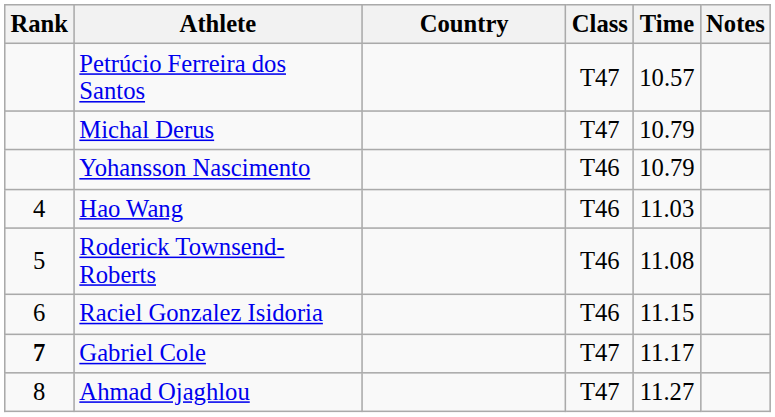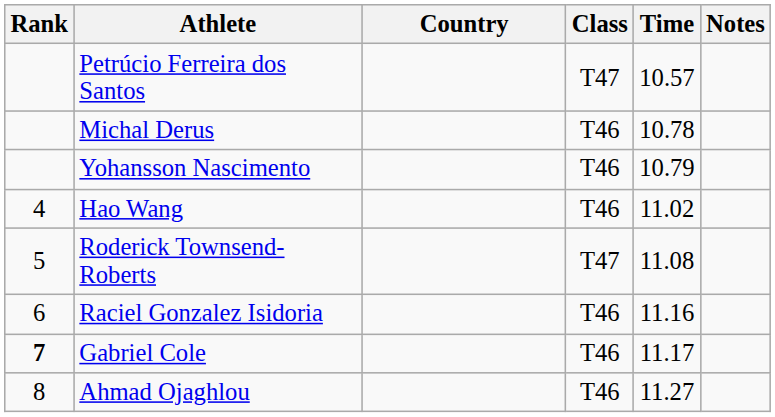(600, 129) T47 -> (600, 129) T46
(667, 129) 10.79 -> (667, 129) 10.78
(667, 208) 11.03 -> (667, 208) 11.02
(600, 261) T46 -> (600, 261) T47
(667, 313) 11.15 -> (667, 313) 11.16
(600, 353) T47 -> (600, 353) T46
(600, 392) T47 -> (600, 392) T46
